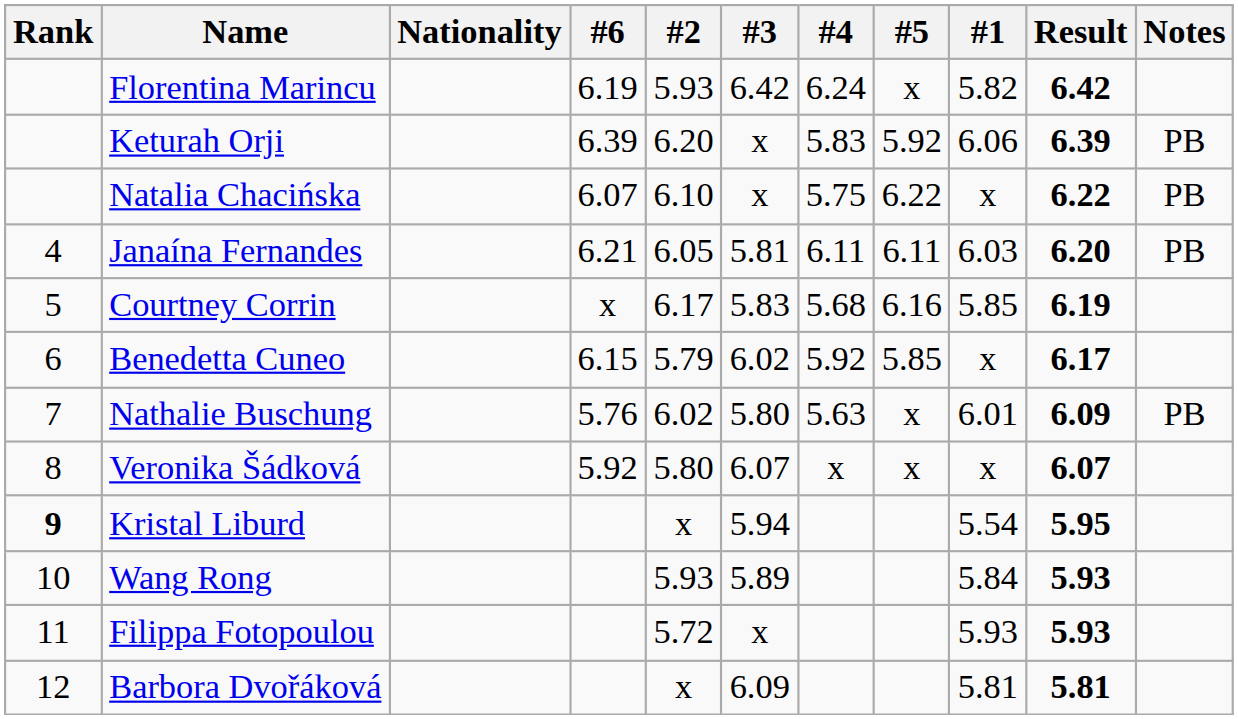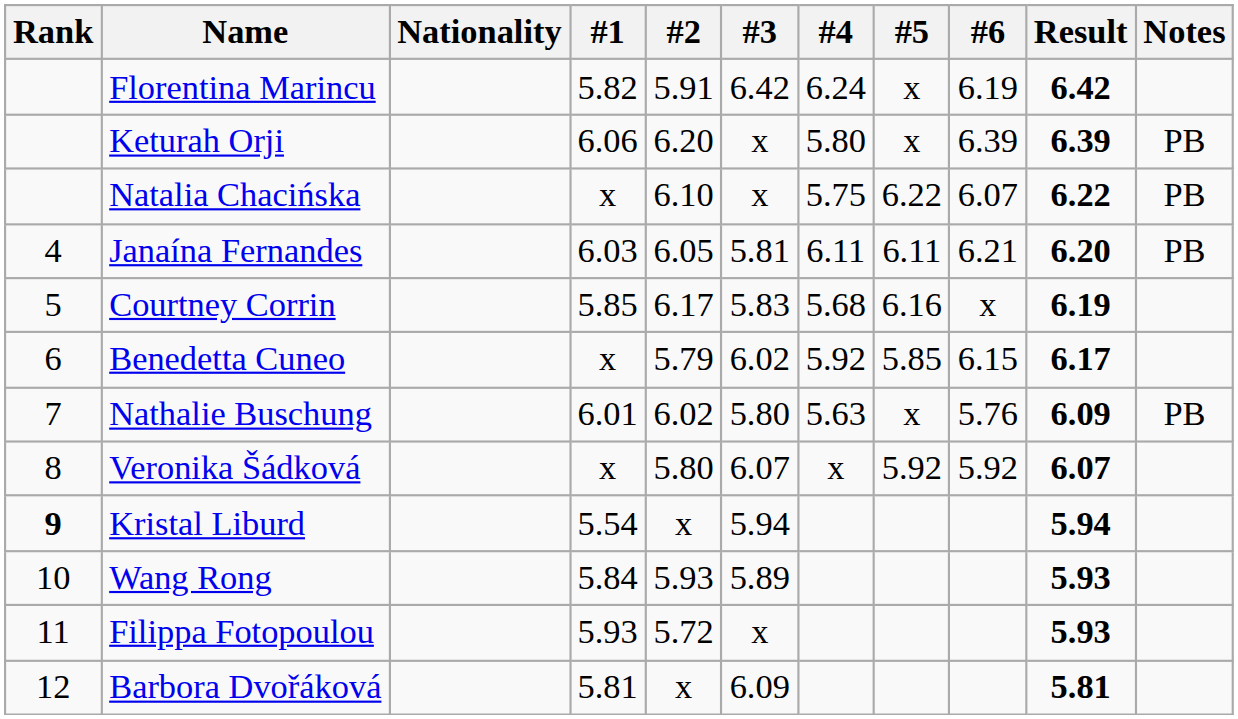columns swapped: (988, 31) <-> (608, 31)
(684, 86) 5.93 -> (684, 86) 5.91
(836, 140) 5.83 -> (836, 140) 5.80
(912, 140) 5.92 -> (912, 140) x
(912, 468) x -> (912, 468) 5.92
(1081, 522) 5.95 -> (1081, 522) 5.94
